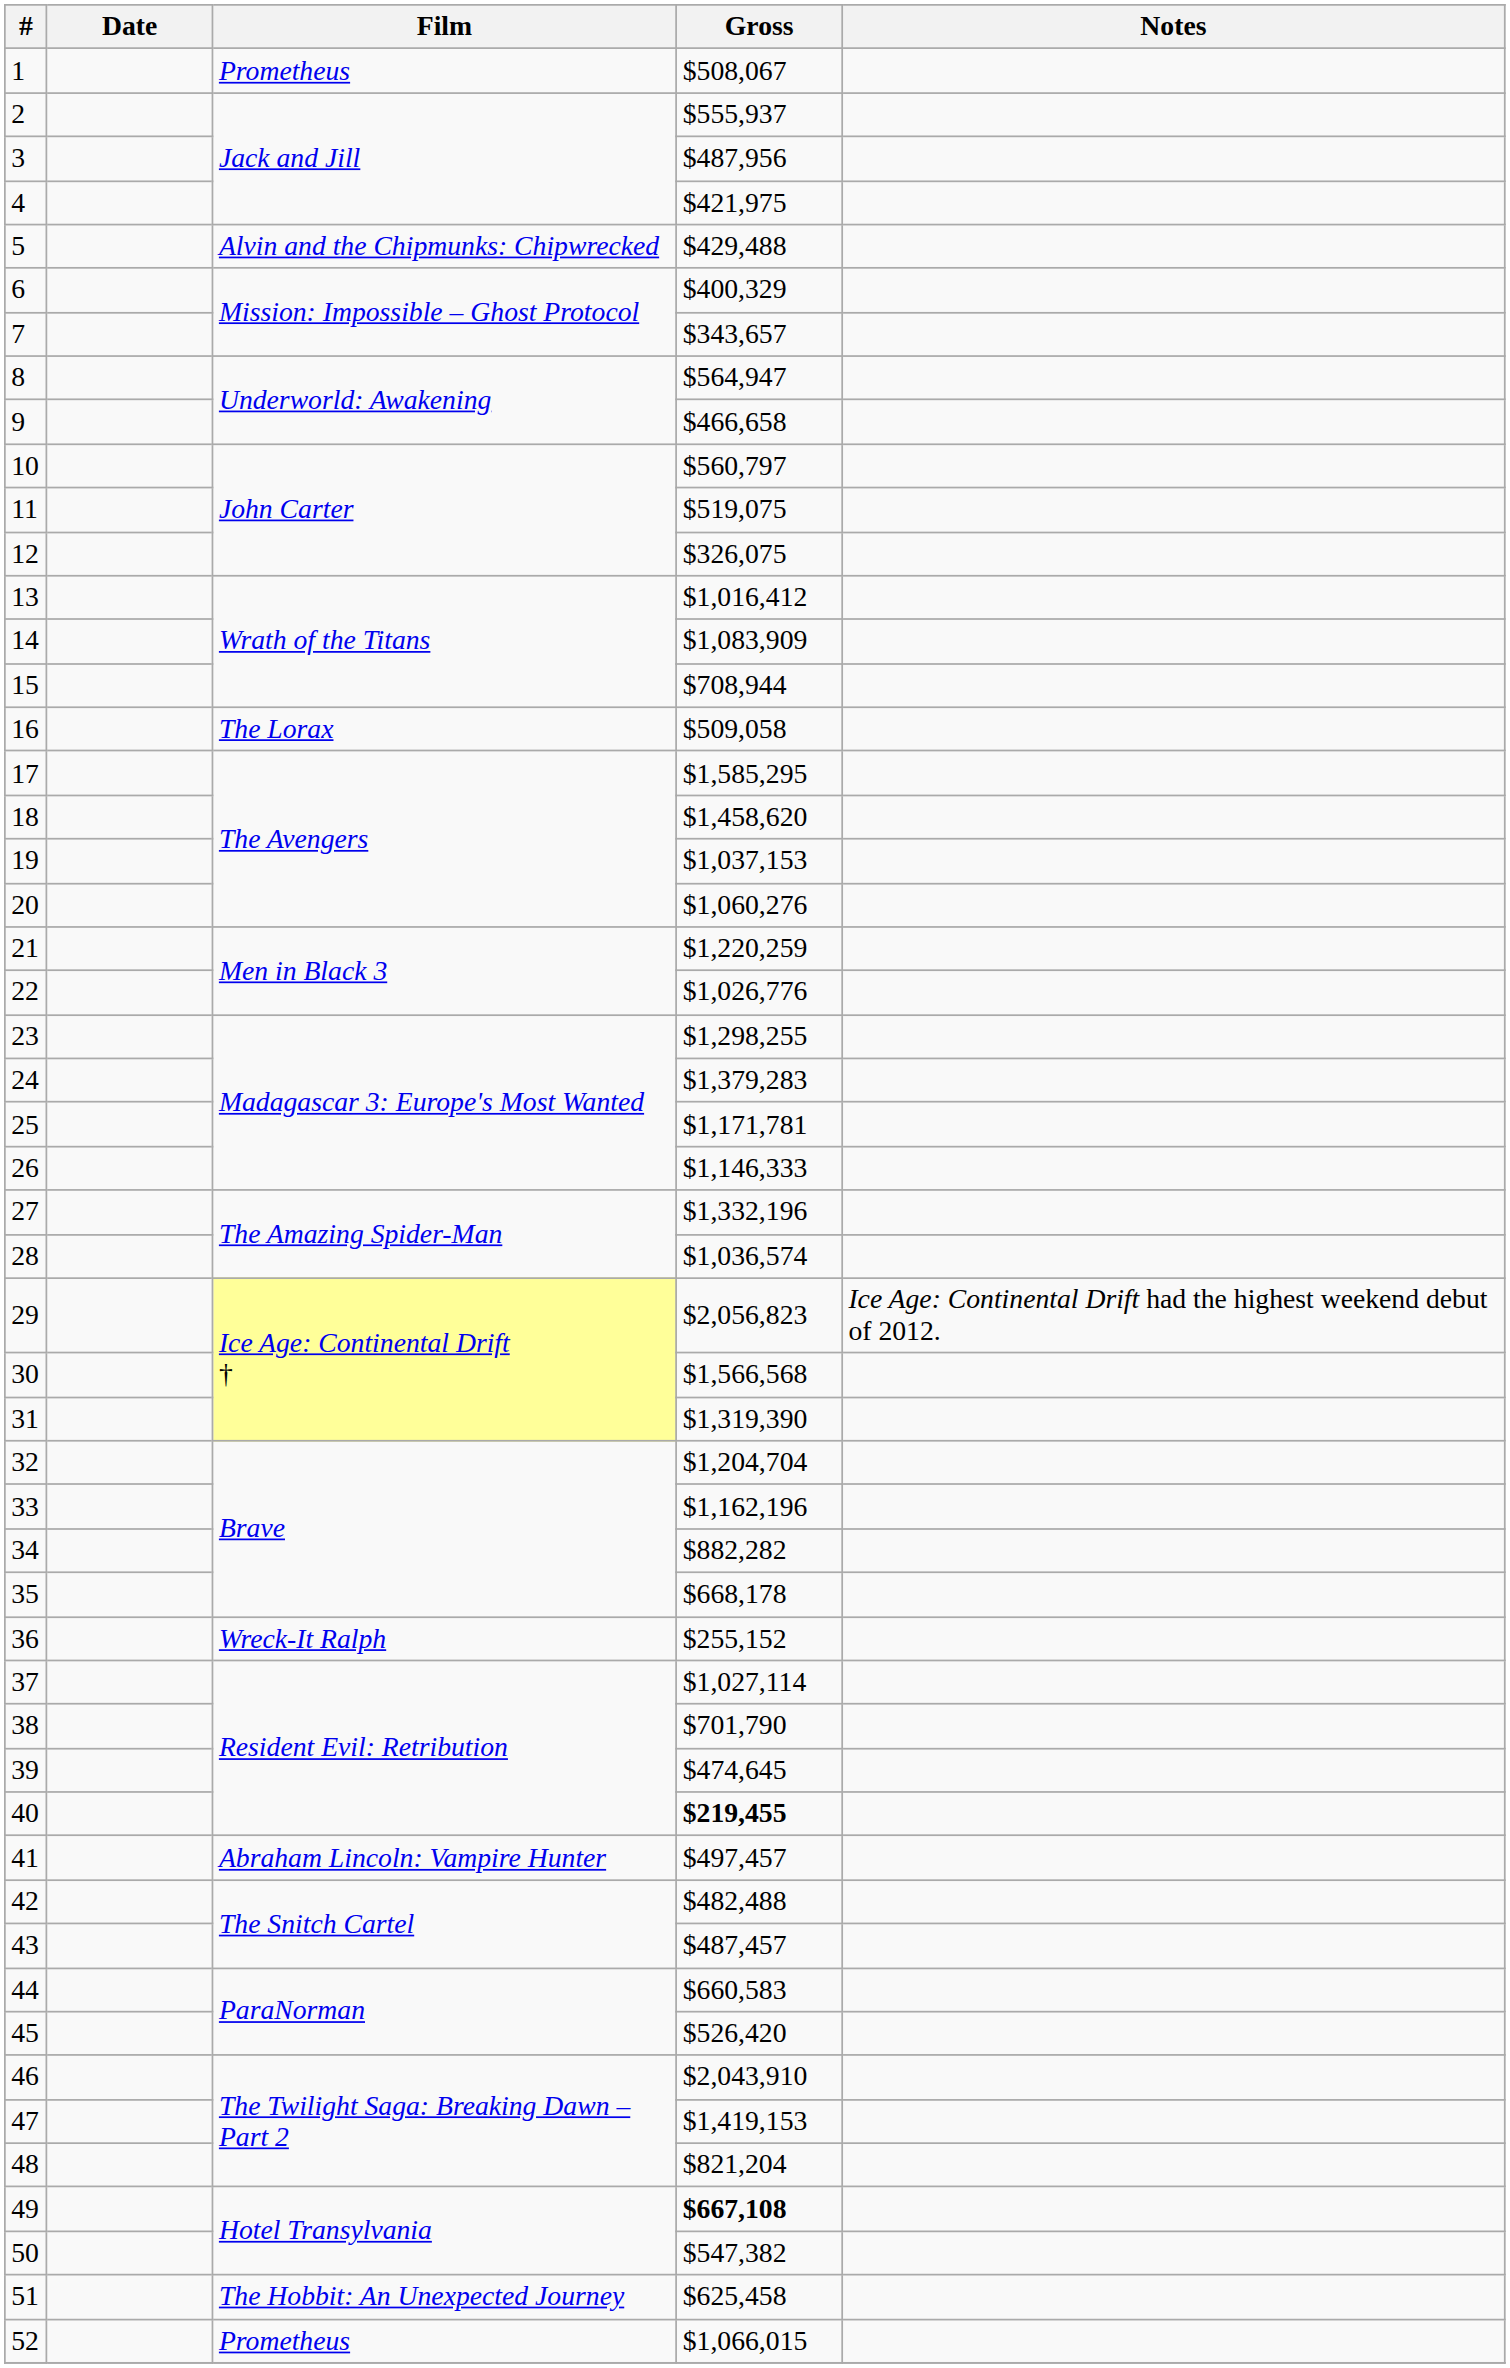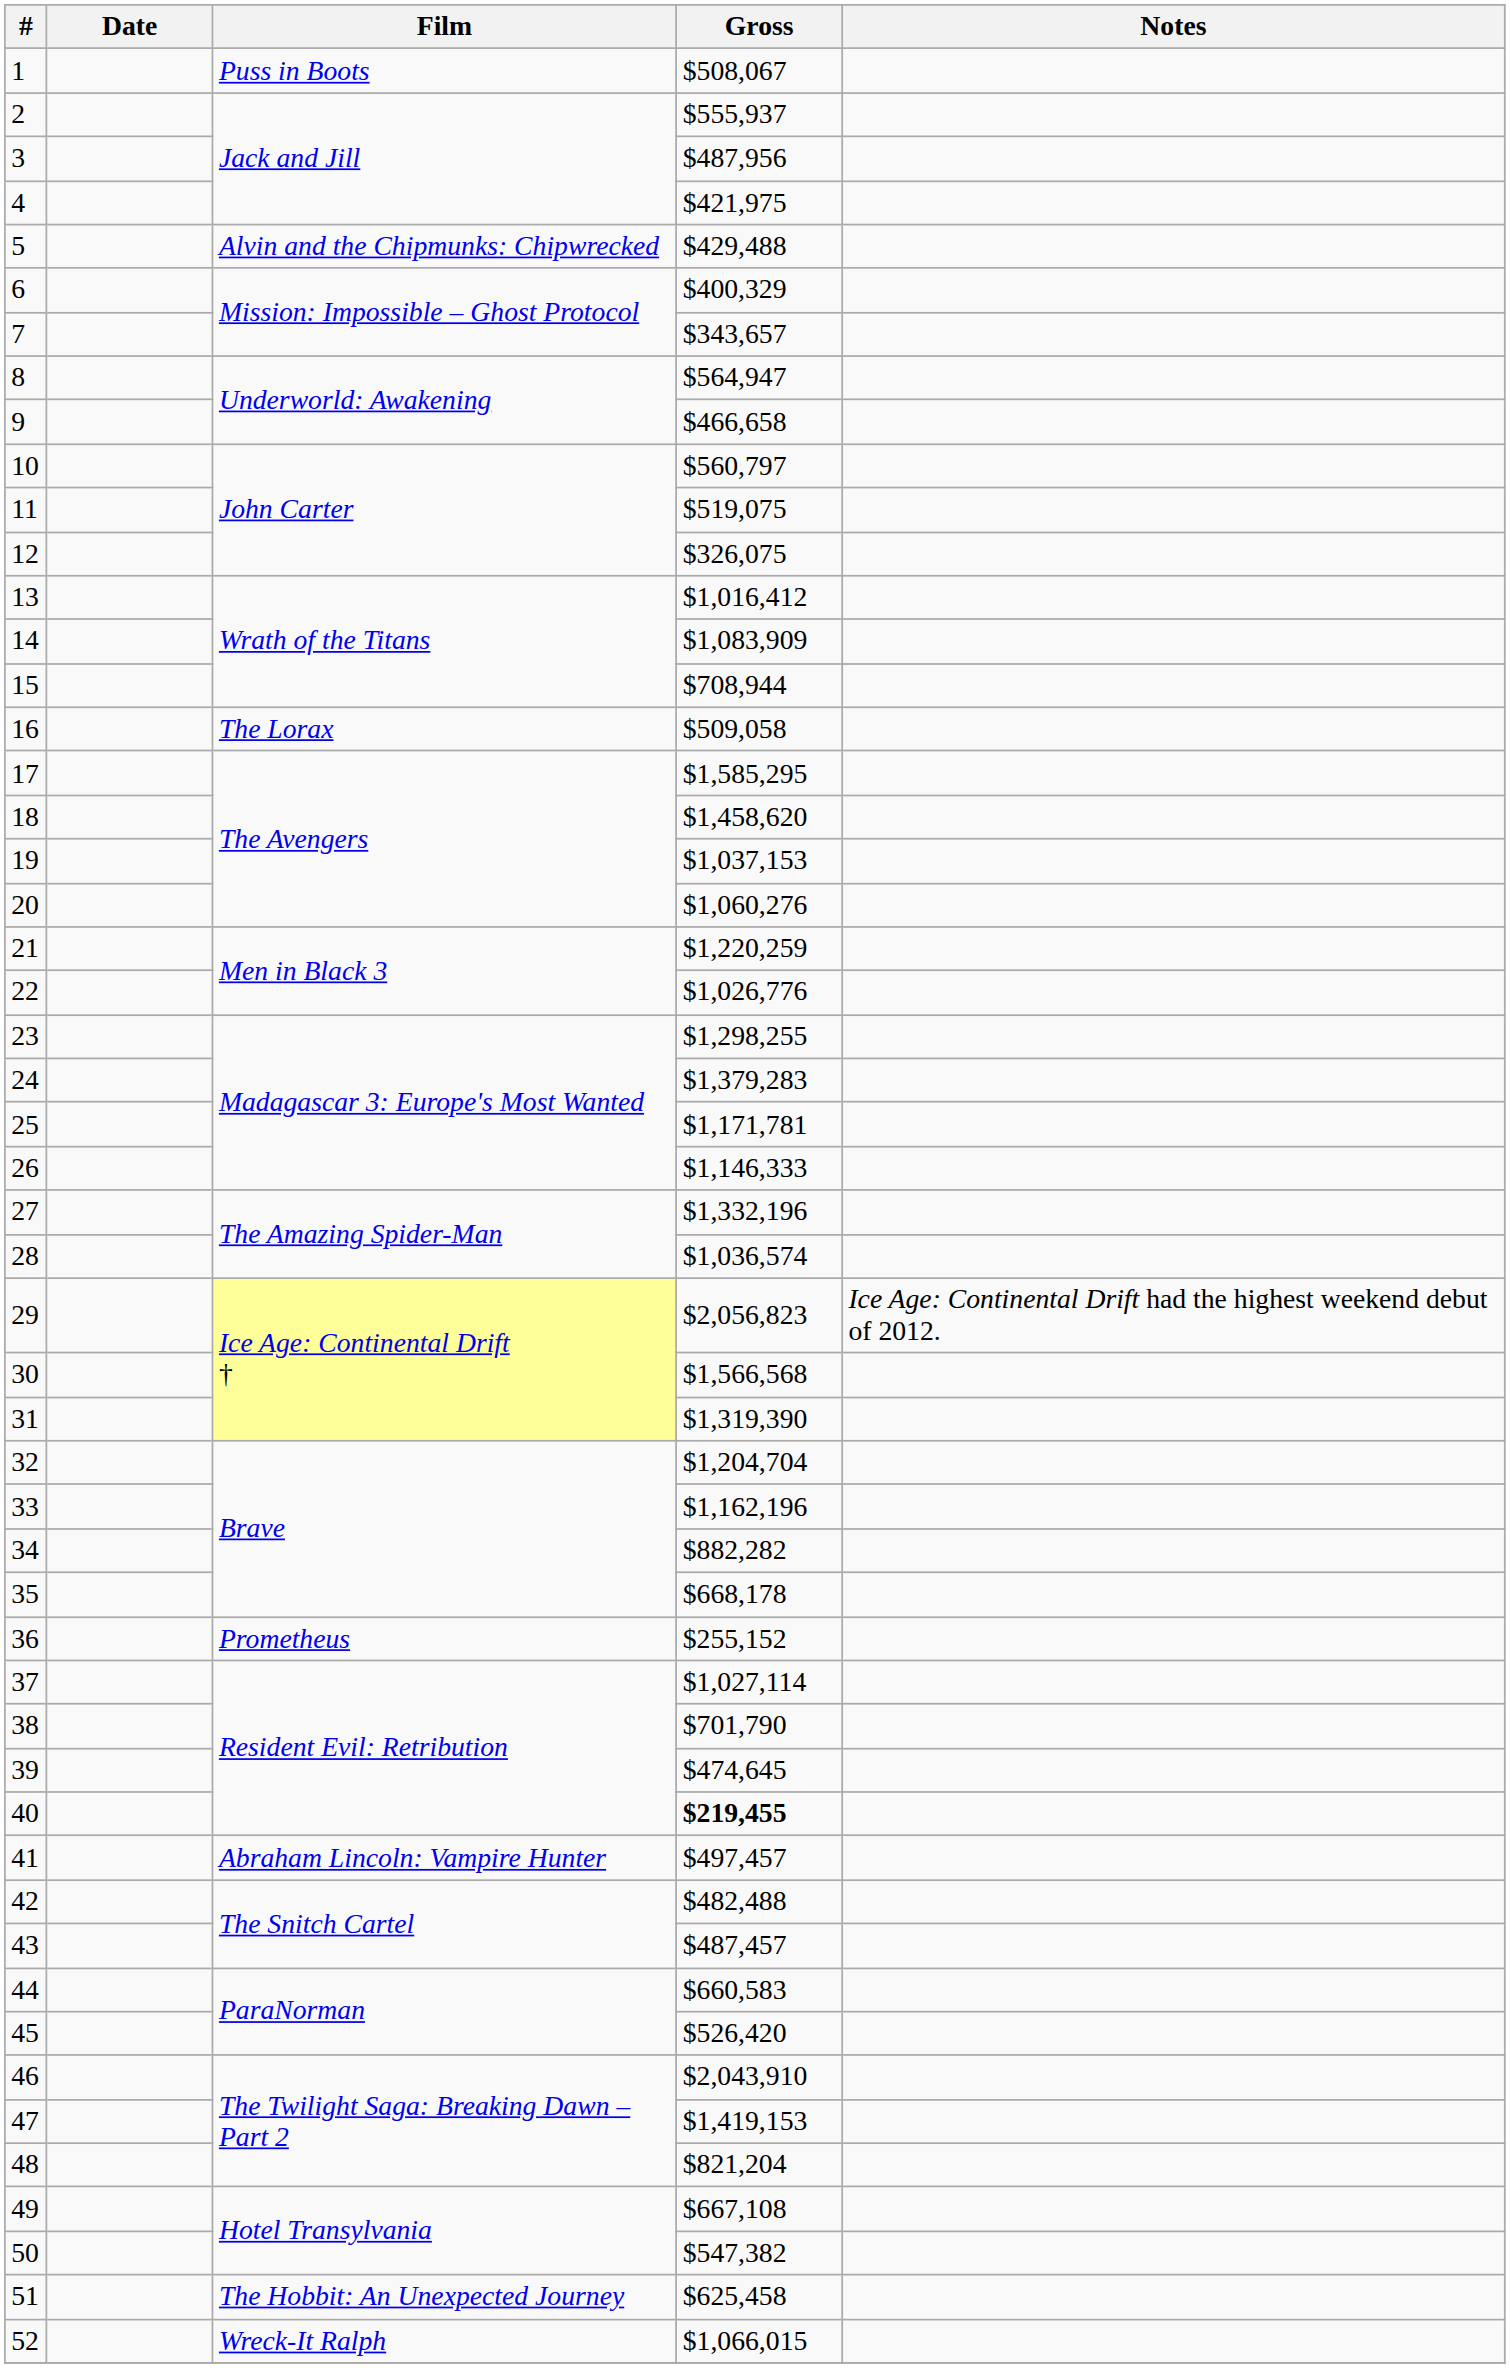(285, 70) Prometheus -> (294, 70) Puss in Boots
(303, 1637) Wreck-It Ralph -> (285, 1637) Prometheus
(735, 2208) bold -> (735, 2208) normal
(285, 2340) Prometheus -> (303, 2340) Wreck-It Ralph
